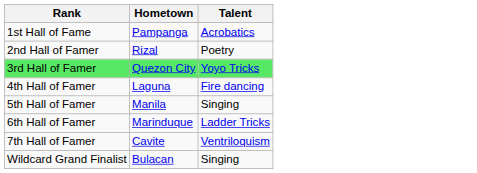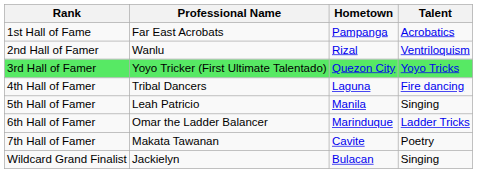+ column: (229, 13)
(217, 50) Poetry -> (435, 50) Ventriloquism
(235, 141) Ventriloquism -> (417, 141) Poetry
